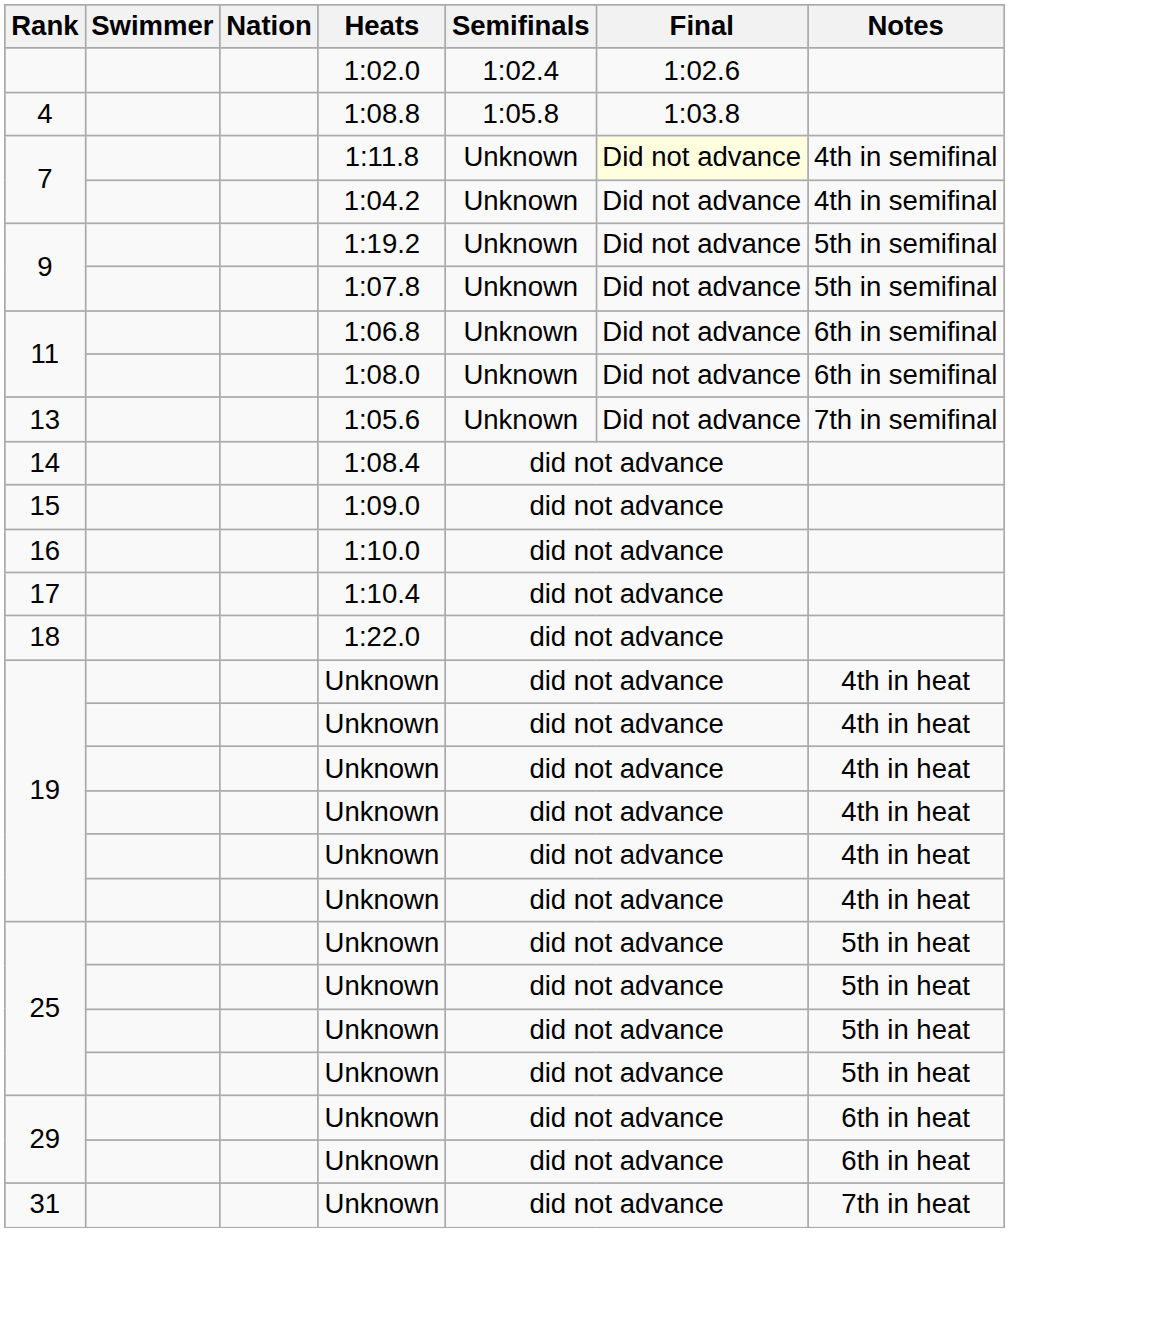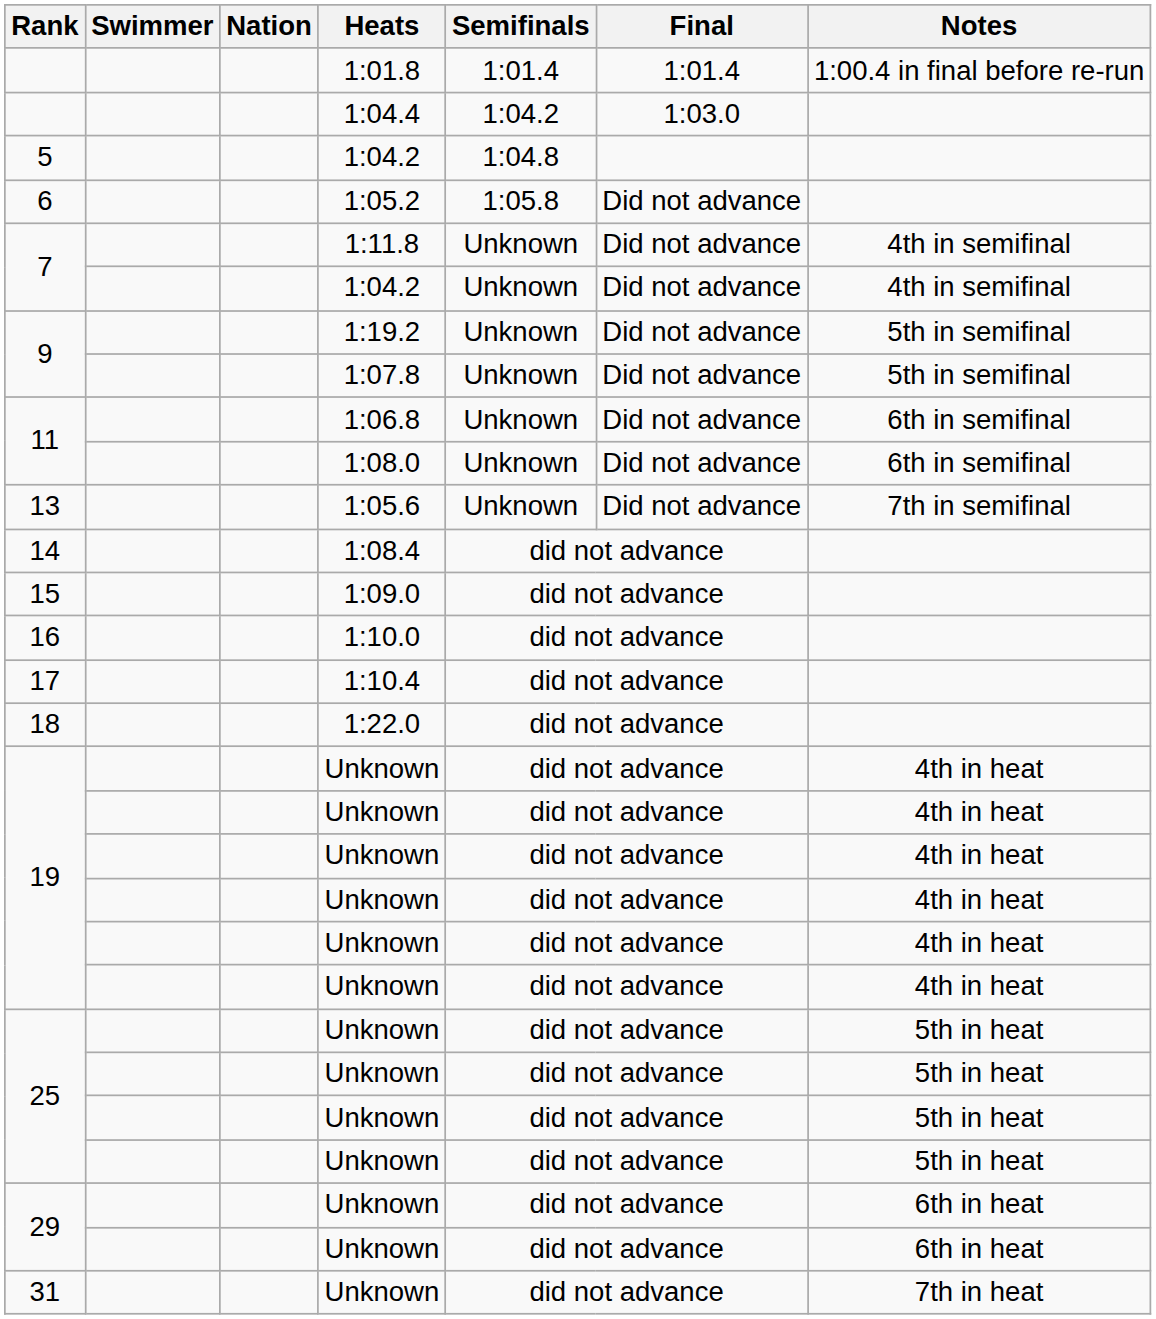+ row: (45, 70)
- row: (45, 70)
+ row: (45, 114)
- row: (45, 113)
+ row: (45, 157)
+ row: (45, 200)
(702, 157) lightyellow background -> (702, 244) no background
